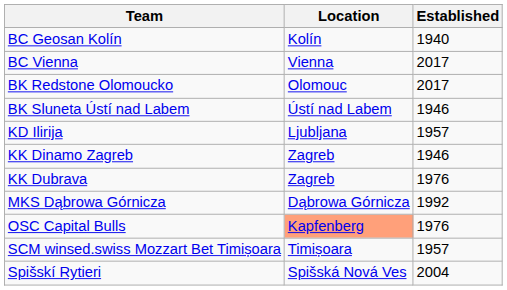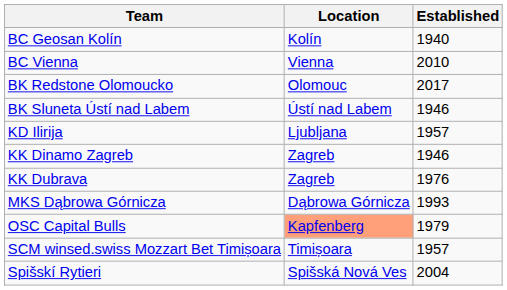(433, 62) 2017 -> (433, 62) 2010
(433, 202) 1992 -> (433, 202) 1993
(433, 226) 1976 -> (433, 226) 1979
